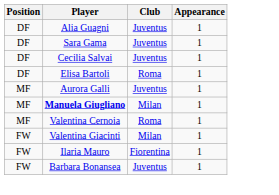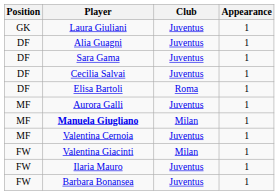+ row: (98, 27)
(150, 120) Roma -> (186, 136) Juventus
(150, 151) Fiorentina -> (186, 167) Juventus
